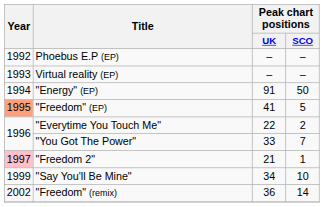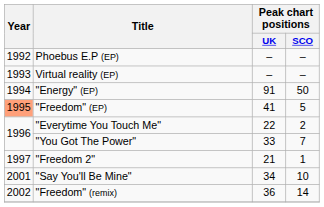(19, 159) pink background -> (19, 159) no background
(19, 176) 1999 -> (19, 176) 2001
